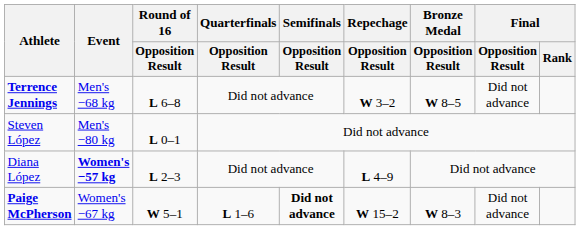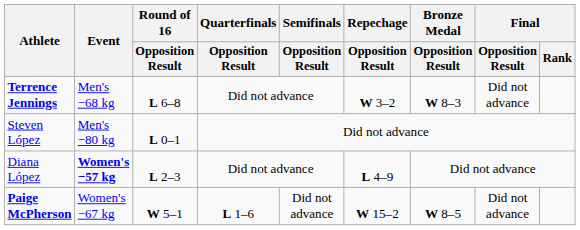(443, 103) W 8–5 -> (443, 103) W 8–3
(312, 206) bold -> (312, 206) normal
(443, 214) W 8–3 -> (443, 214) W 8–5
